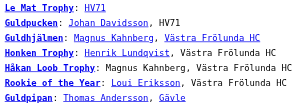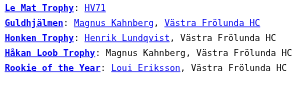- row: (93, 23)
- row: (95, 98)
